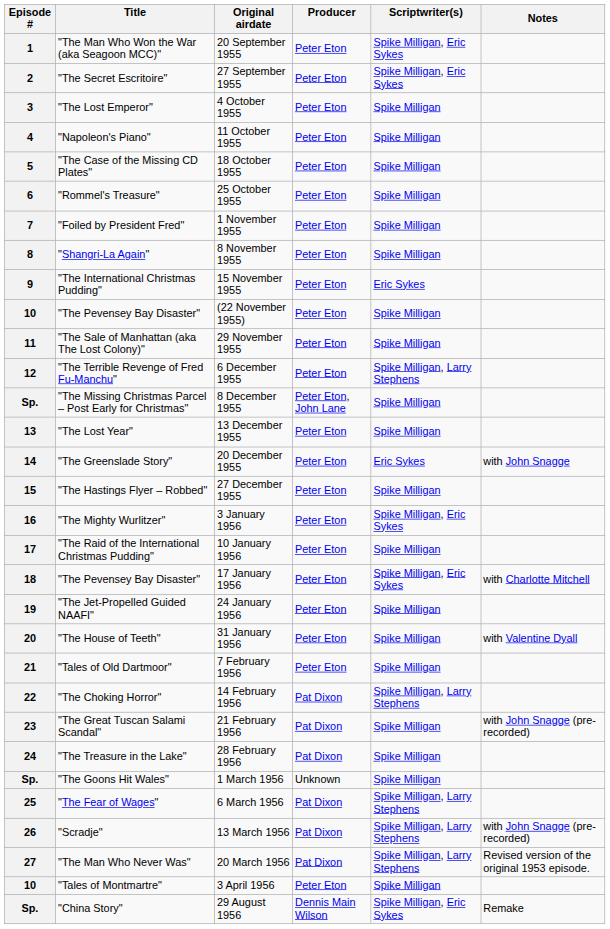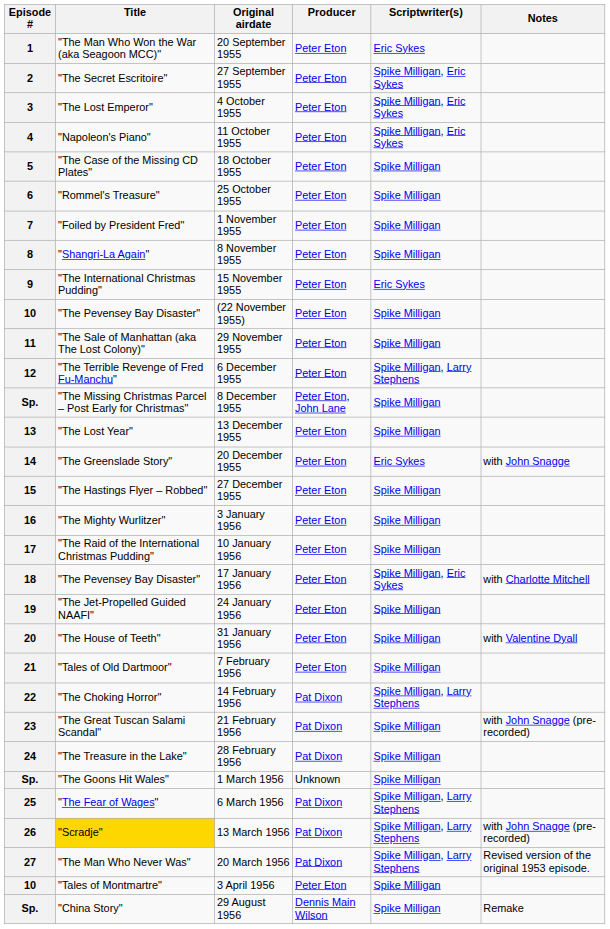(419, 48) Spike Milligan, Eric Sykes -> (399, 48) Eric Sykes
(407, 107) Spike Milligan -> (419, 107) Spike Milligan, Eric Sykes
(407, 137) Spike Milligan -> (419, 137) Spike Milligan, Eric Sykes
(419, 520) Spike Milligan, Eric Sykes -> (407, 520) Spike Milligan
(80, 832) no background -> (80, 832) gold background
(419, 909) Spike Milligan, Eric Sykes -> (407, 909) Spike Milligan
